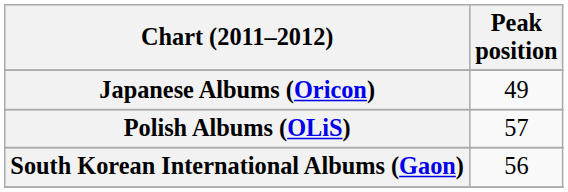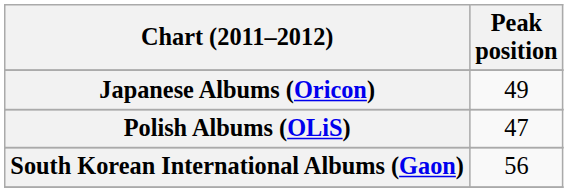(516, 128) 57 -> (516, 128) 47
